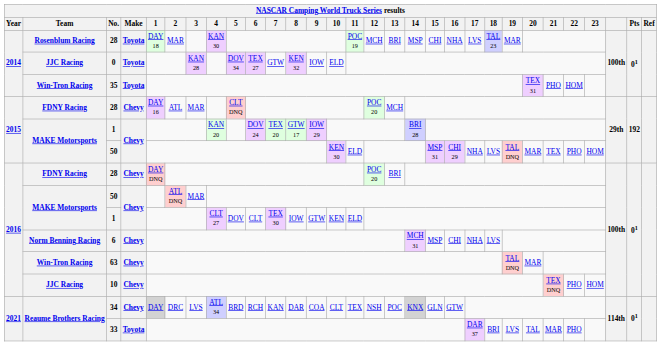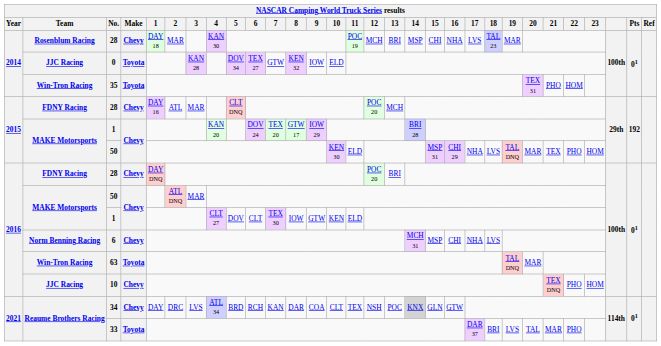(134, 41) Toyota -> (134, 41) Chevy
(134, 263) Chevy -> (134, 263) Toyota
(156, 307) lightgrey background -> (156, 307) no background
